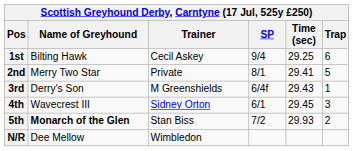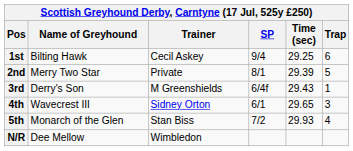(301, 72) 29.41 -> (301, 72) 29.39
(301, 105) 29.45 -> (301, 105) 29.65
(80, 121) bold -> (77, 121) normal
(328, 121) 2 -> (328, 121) 4
